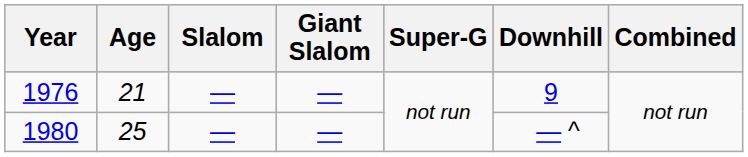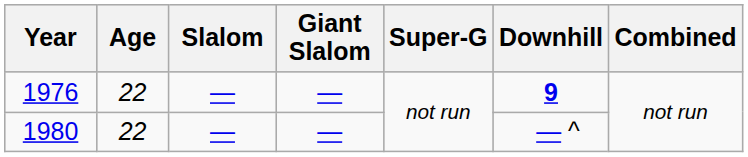(133, 91) 21 -> (133, 91) 22
(551, 91) normal -> (551, 91) bold
(133, 131) 25 -> (133, 131) 22
